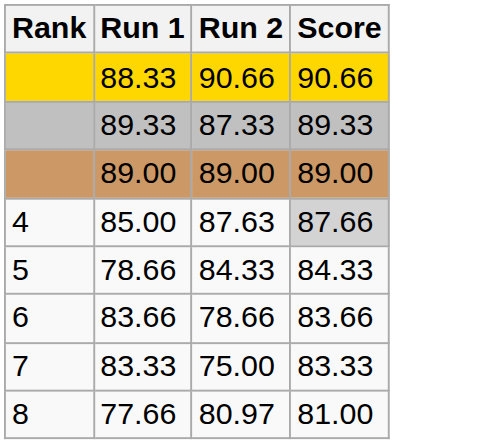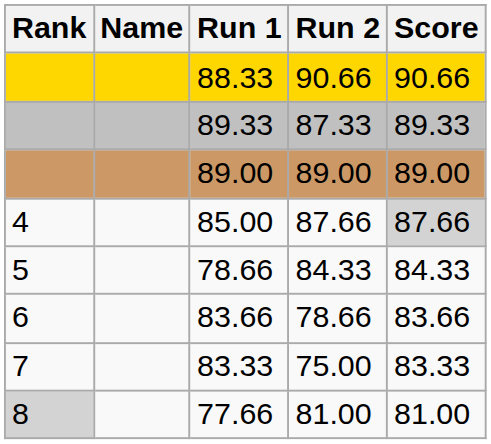+ column: (142, 28)
(237, 221) 87.63 -> (334, 221) 87.66
(20, 414) no background -> (20, 414) lightgrey background
(237, 414) 80.97 -> (334, 414) 81.00
